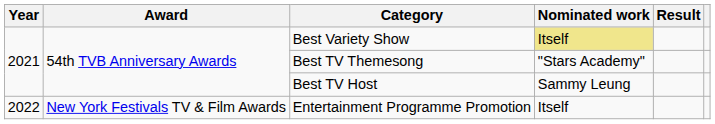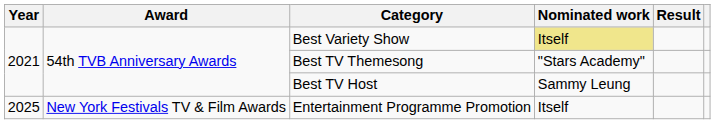(24, 107) 2022 -> (24, 107) 2025
